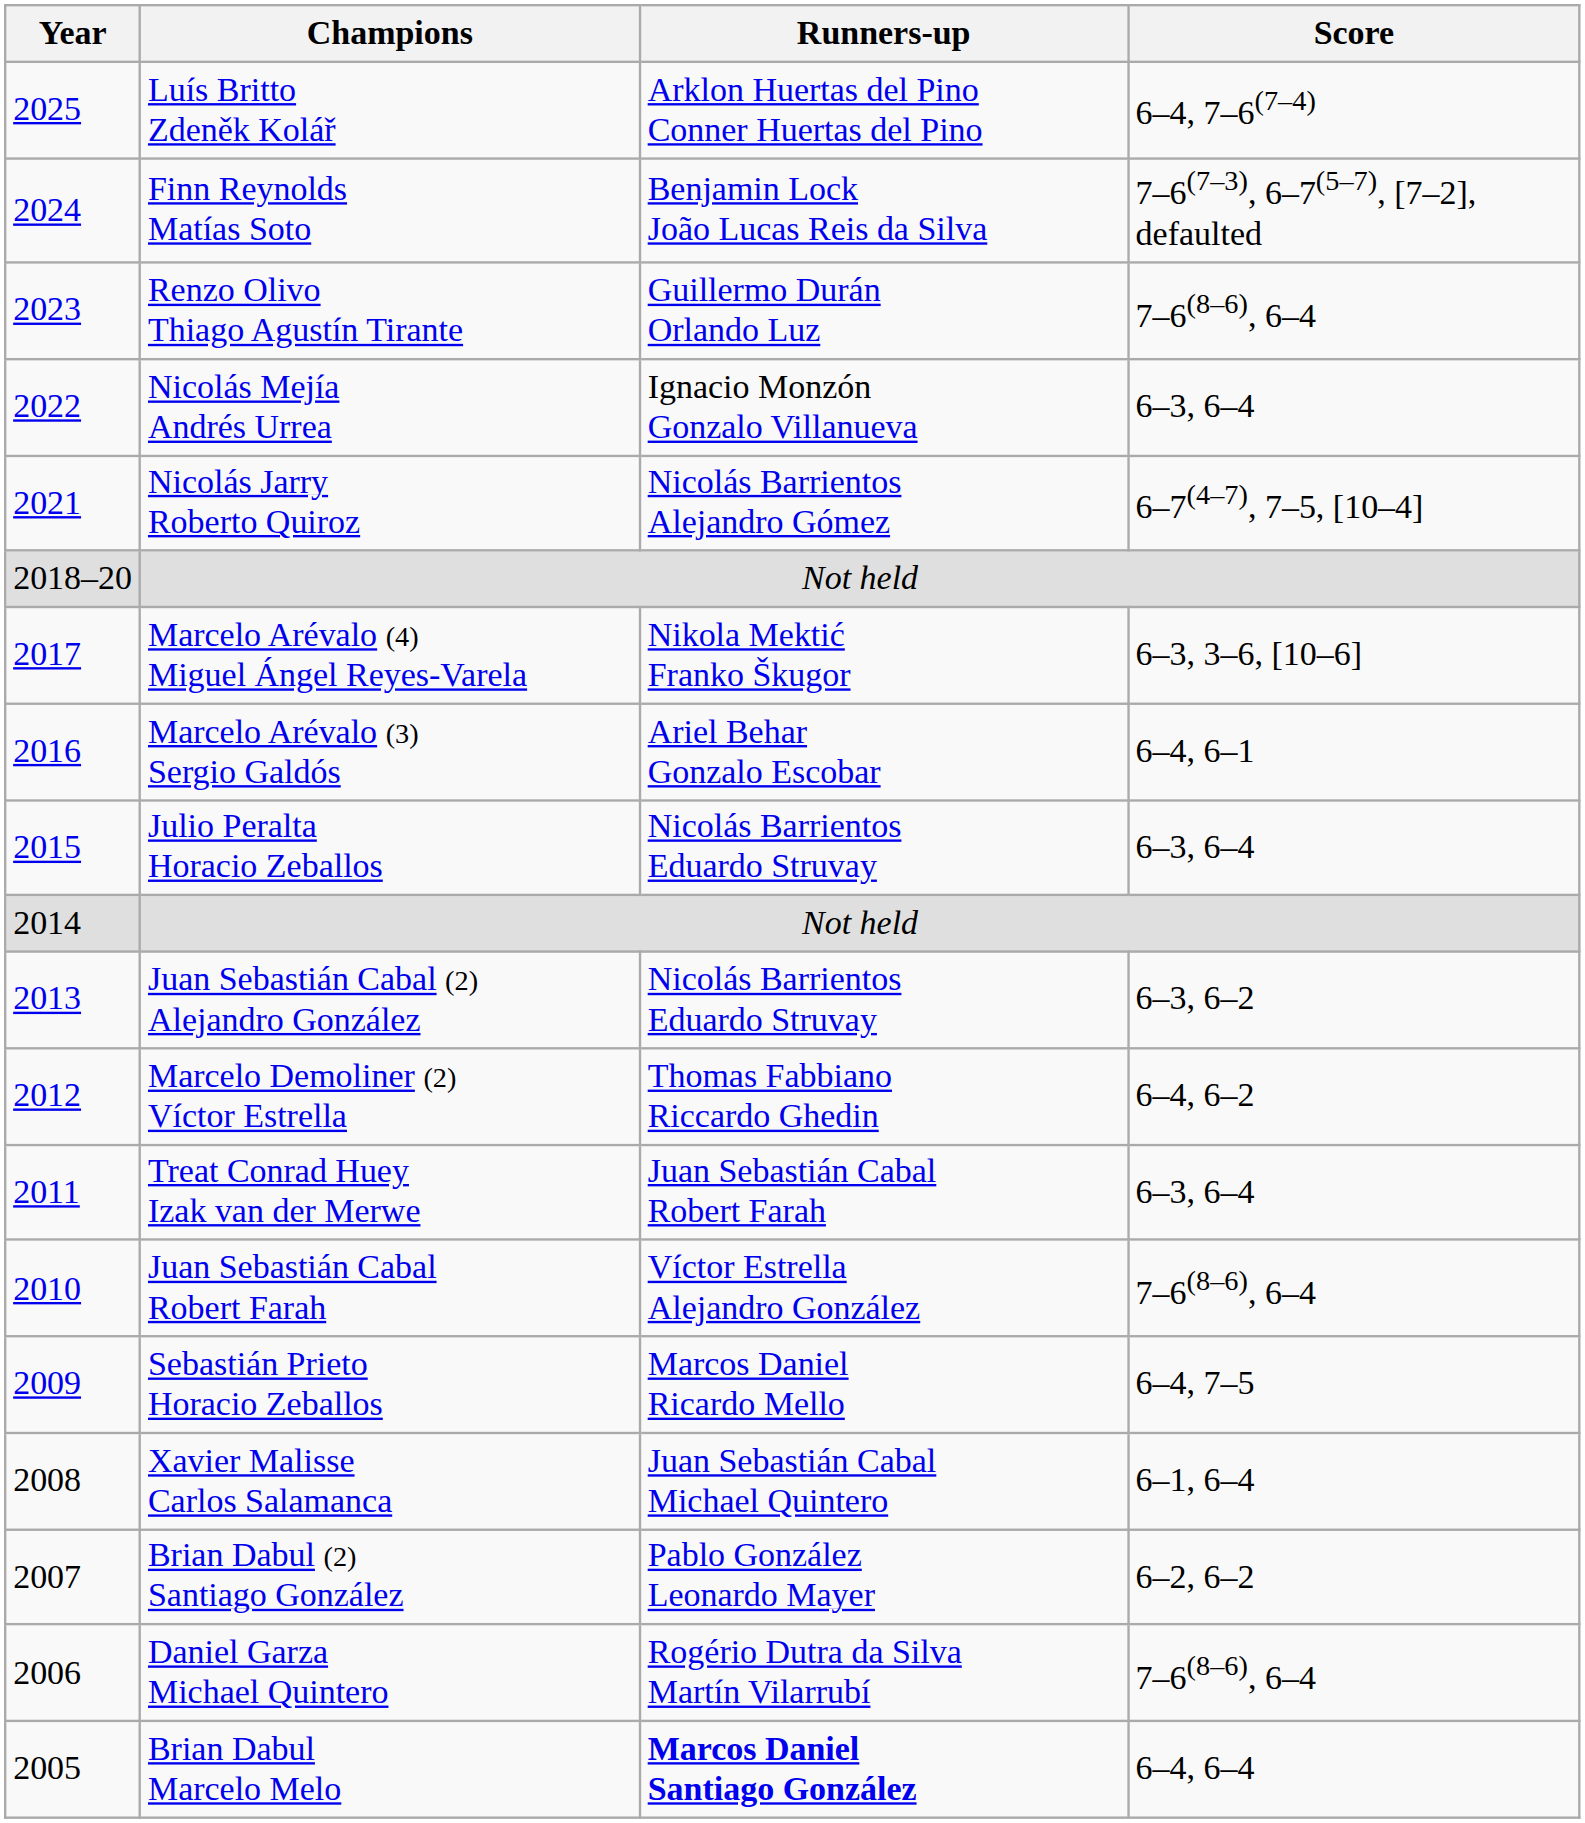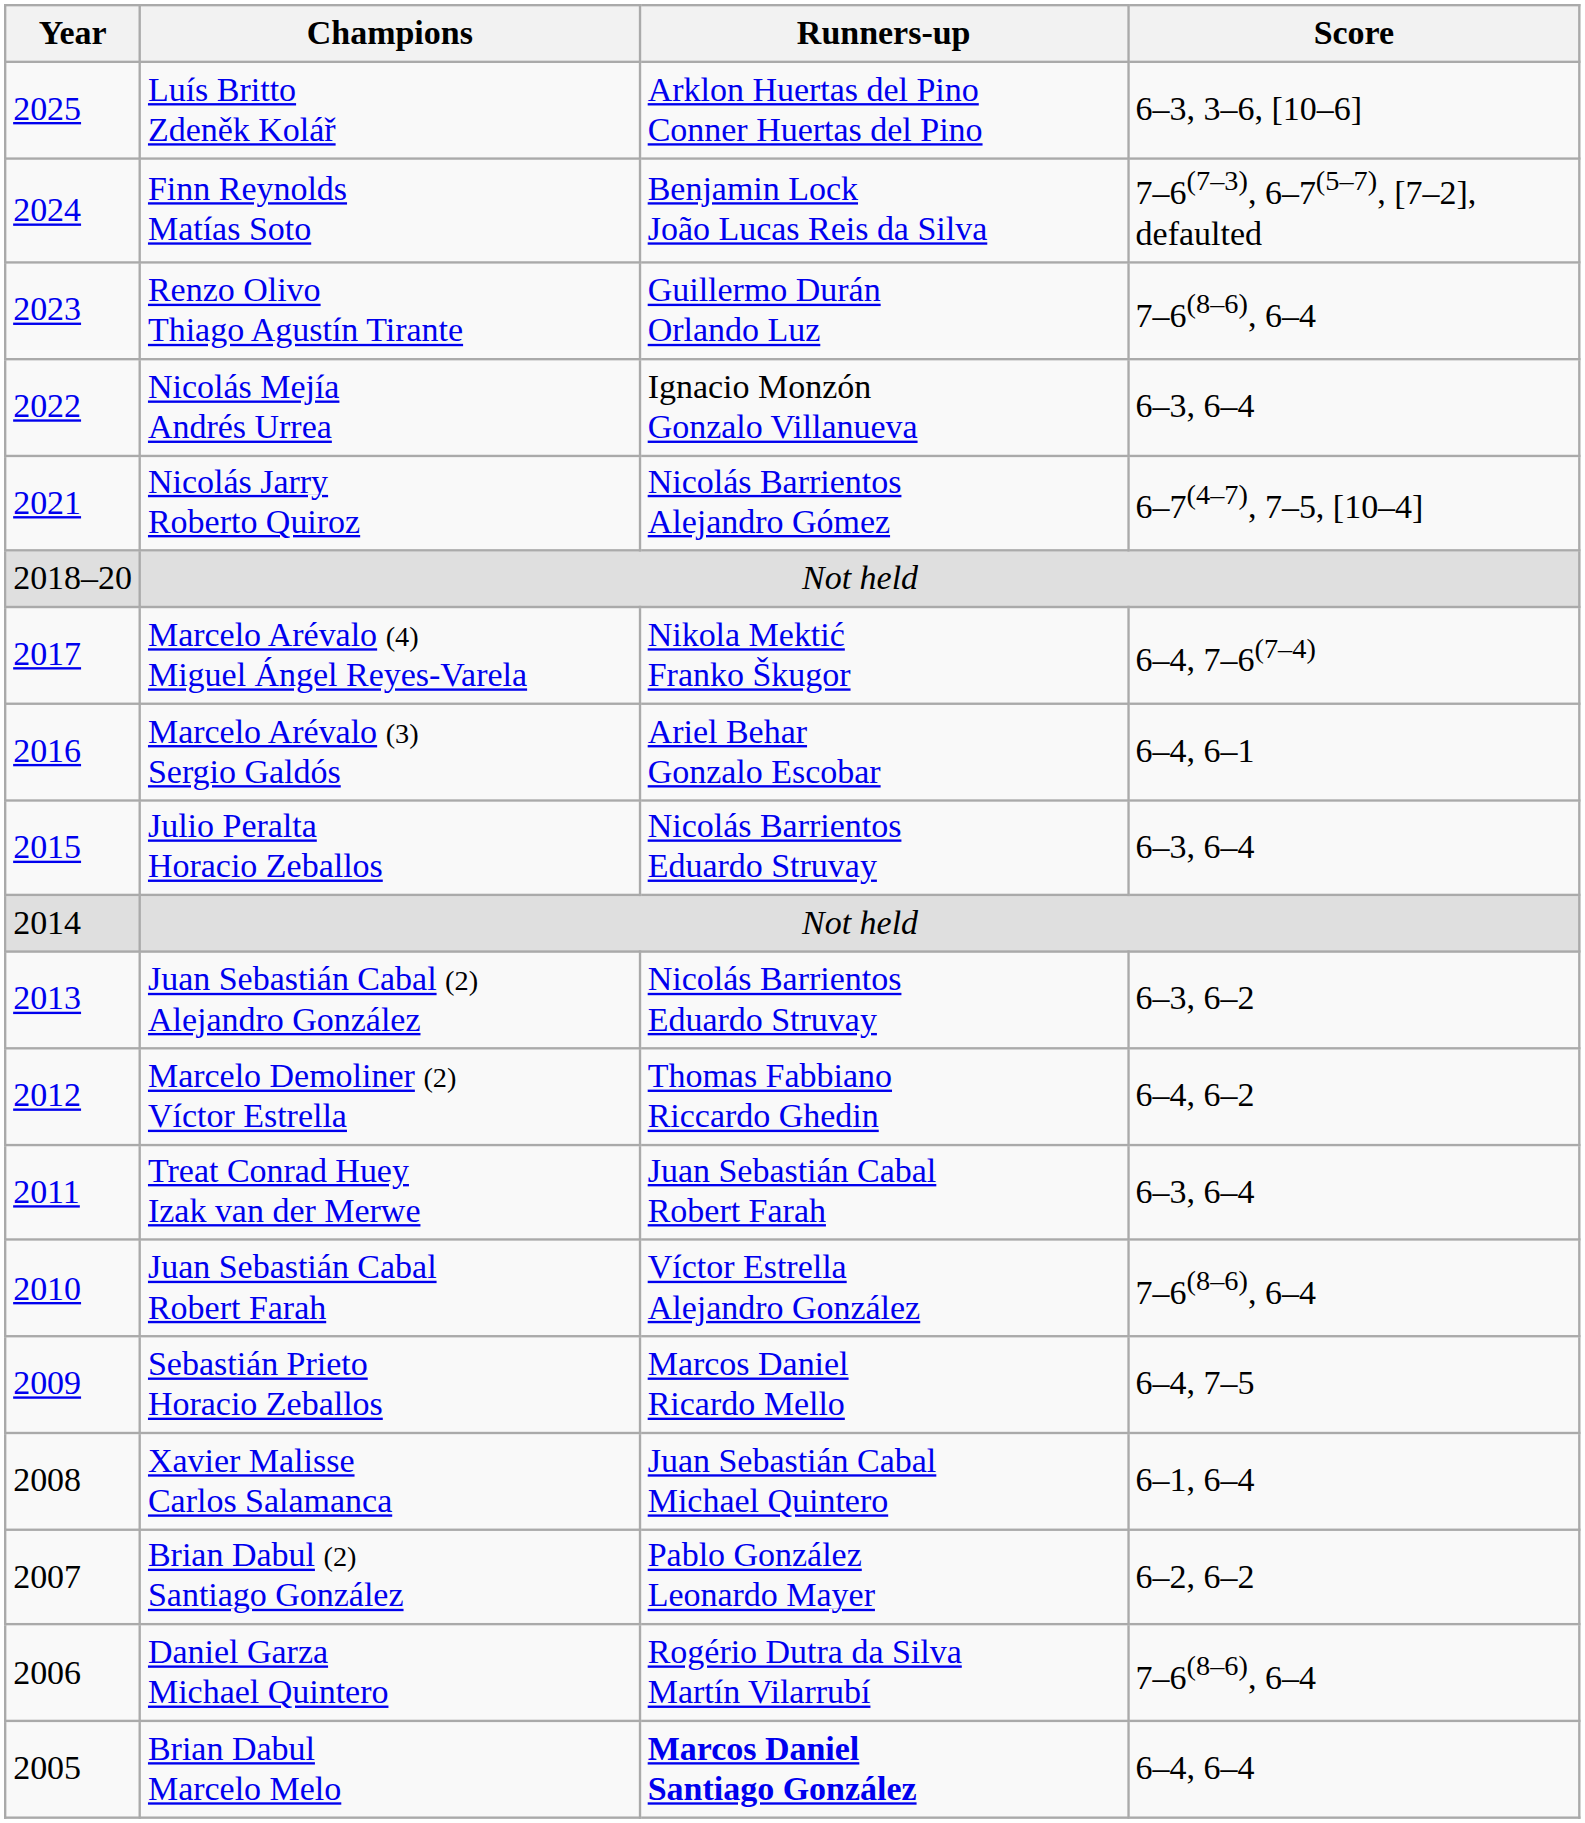(1226, 109) 6–4, 7–6(7–4) -> (1249, 109) 6–3, 3–6, [10–6]
(1249, 654) 6–3, 3–6, [10–6] -> (1226, 654) 6–4, 7–6(7–4)
